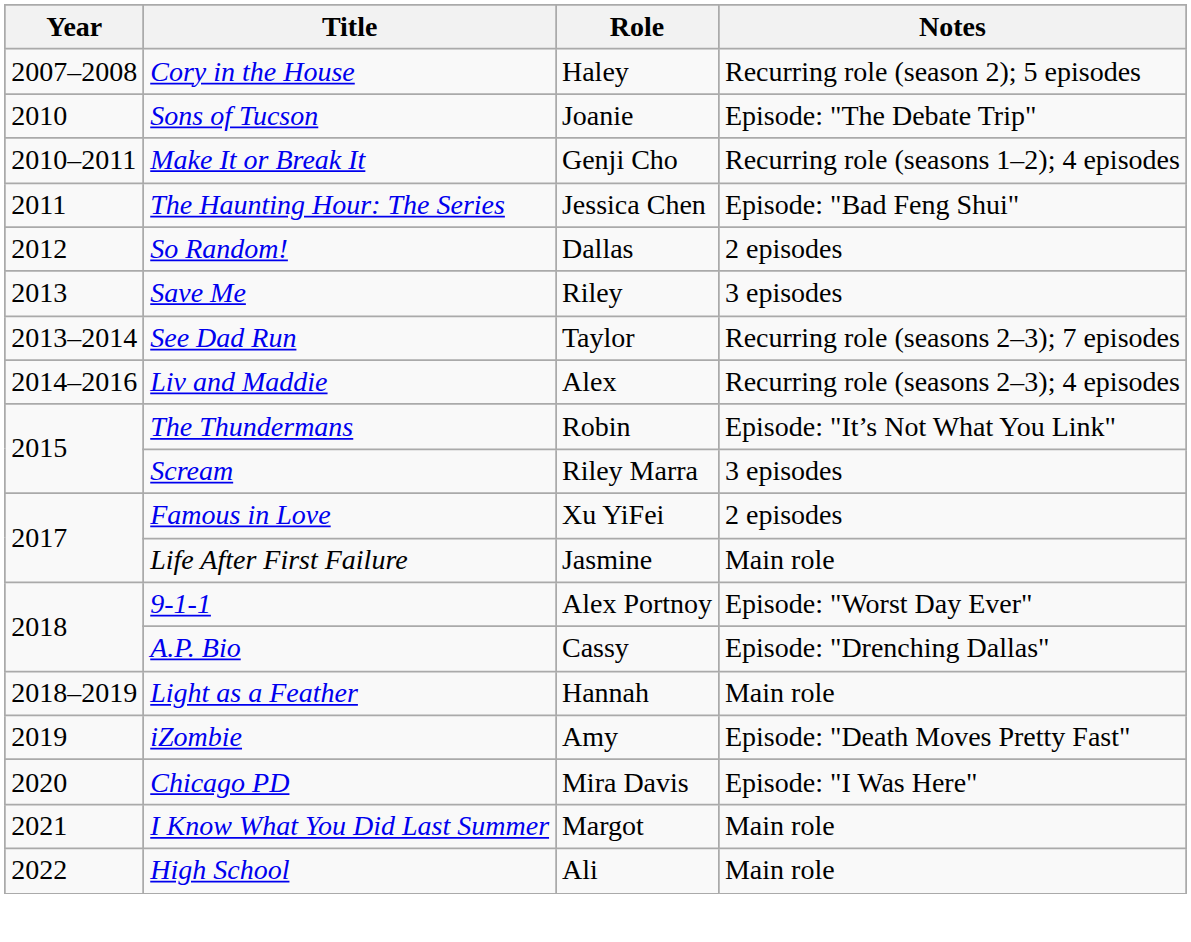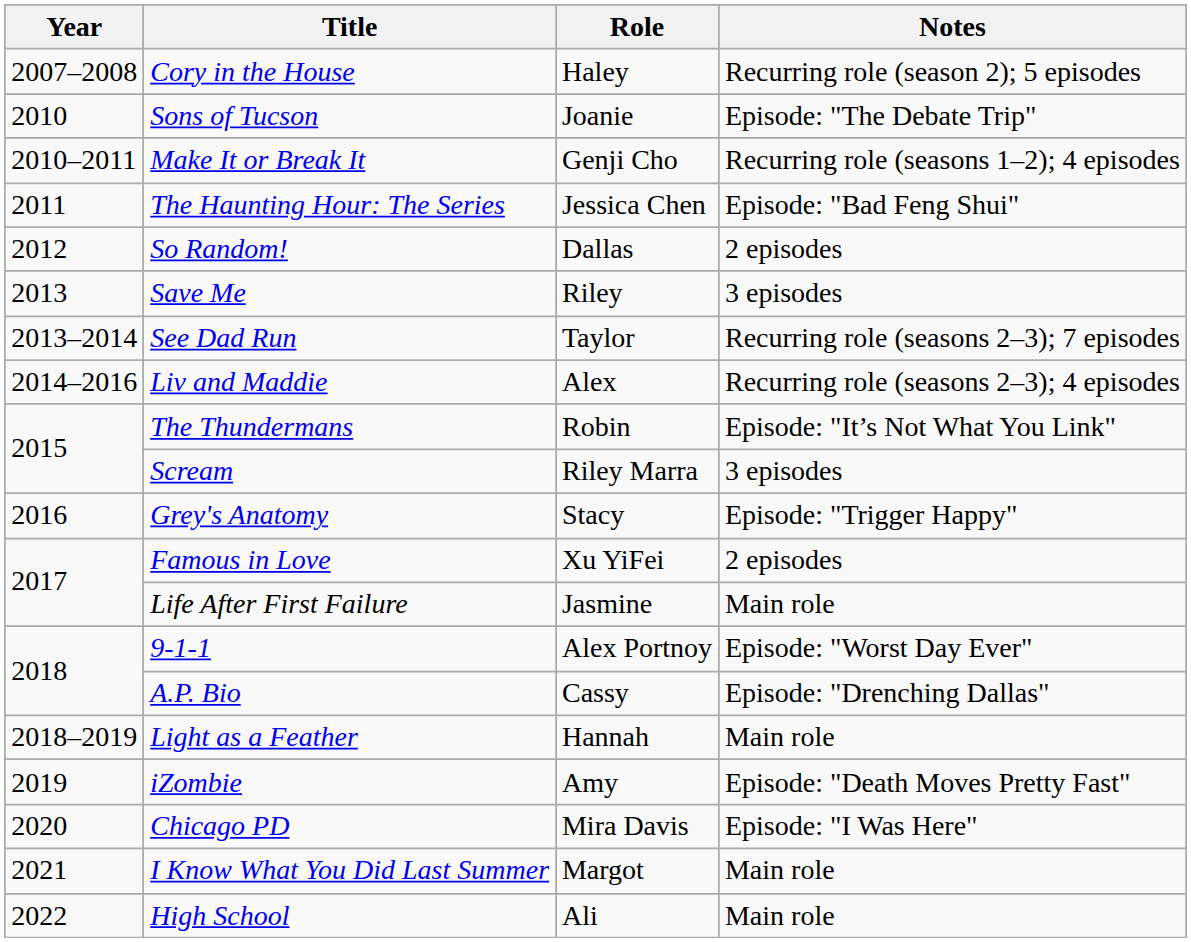+ row: (239, 515)
